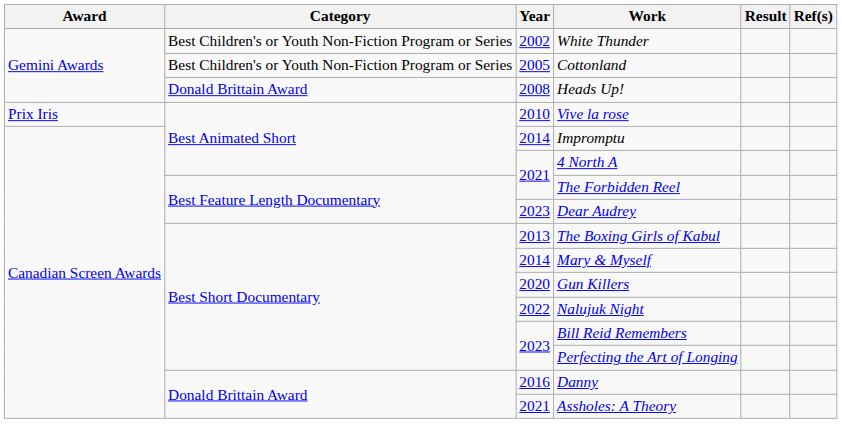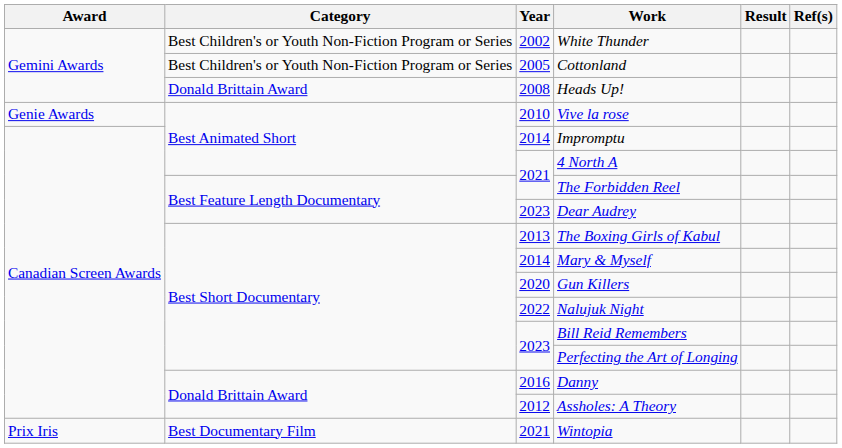(33, 114) Prix Iris -> (51, 114) Genie Awards
(535, 406) 2021 -> (535, 406) 2012
+ row: (585, 430)
